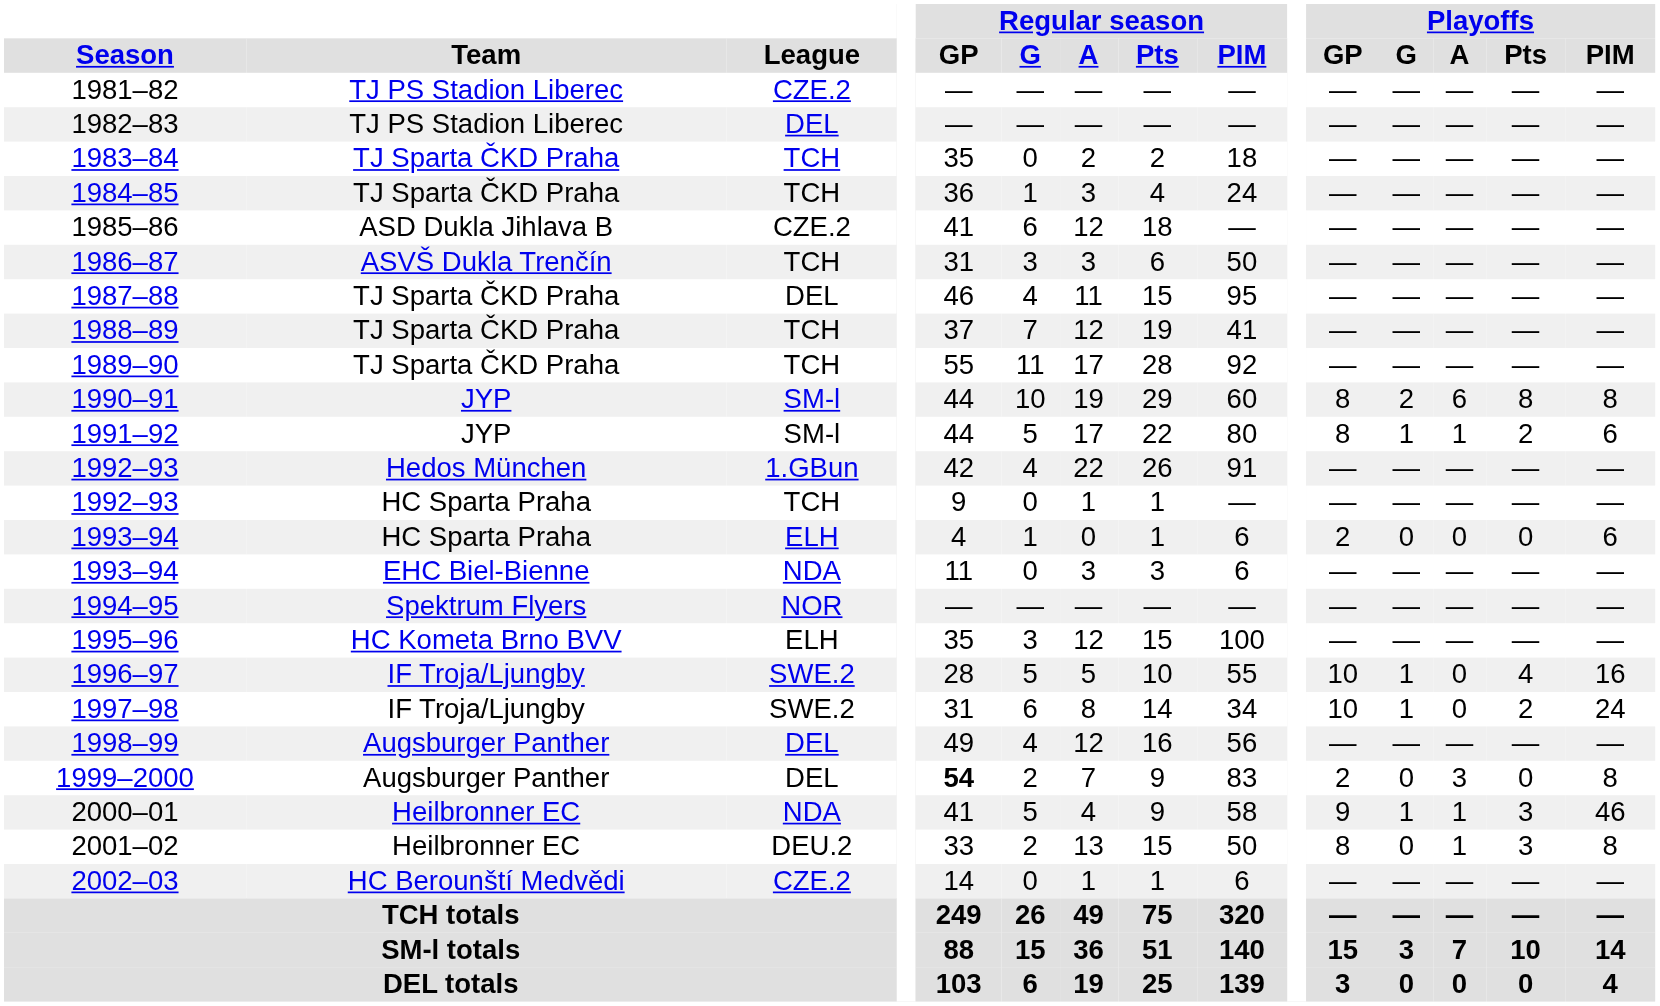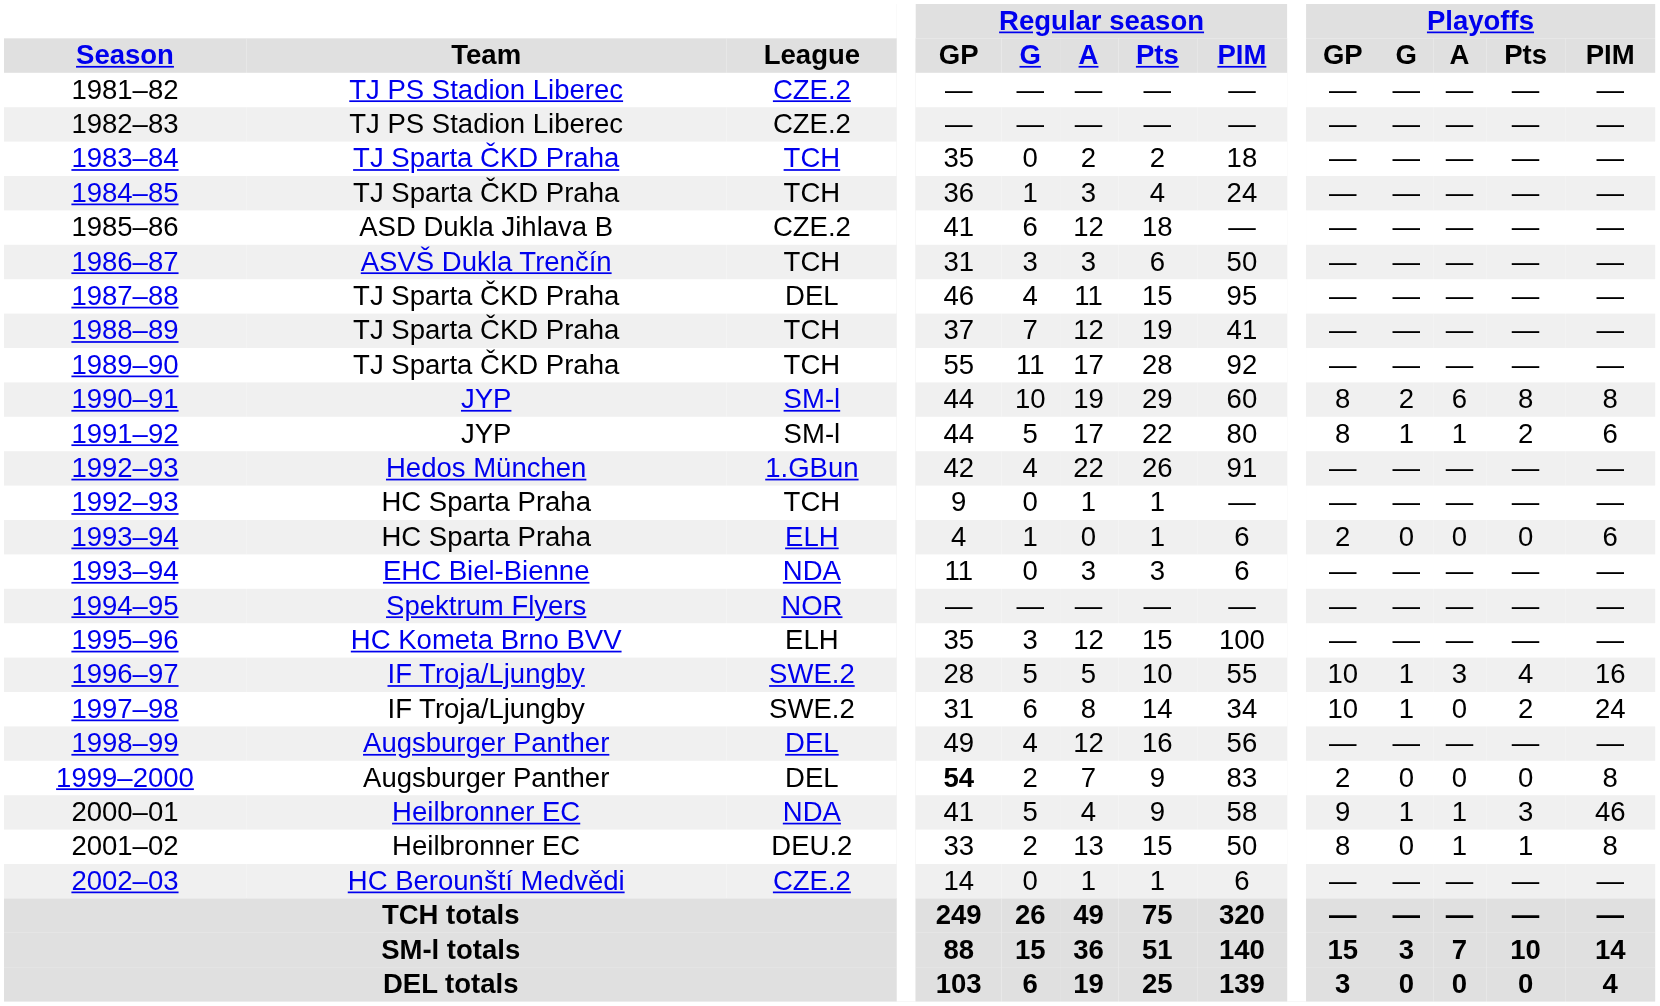(812, 124) DEL -> (812, 124) CZE.2
(1459, 674) 0 -> (1459, 674) 3
(1459, 777) 3 -> (1459, 777) 0
(1526, 846) 3 -> (1526, 846) 1
